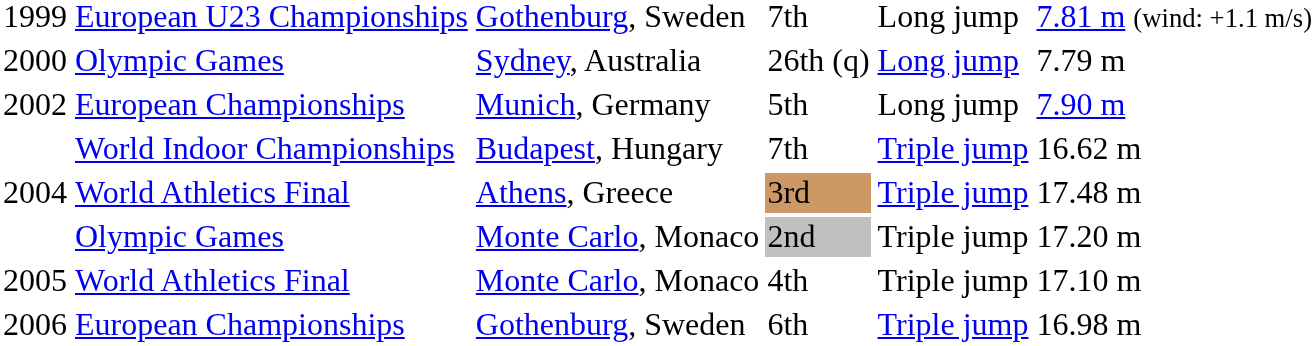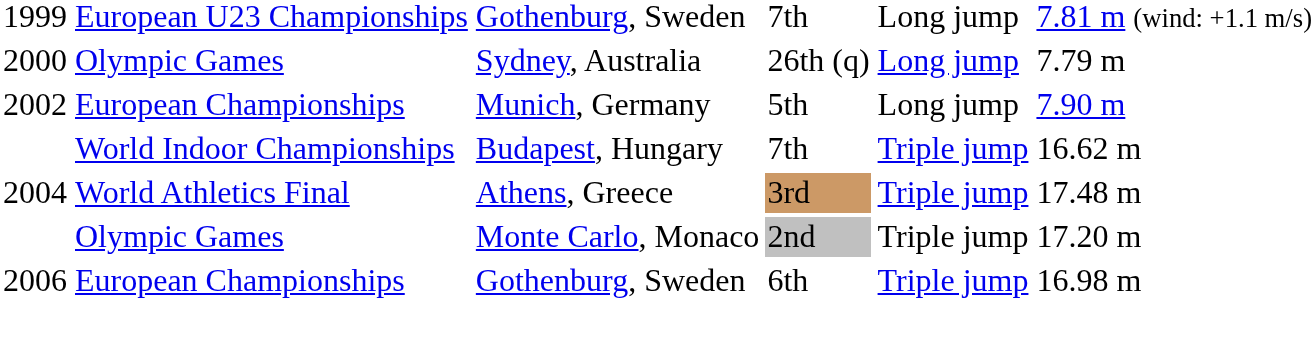- row: (618, 280)
